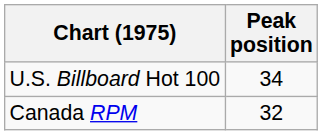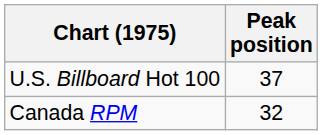(271, 79) 34 -> (271, 79) 37
